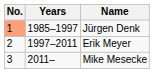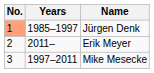(52, 44) 1997–2011 -> (41, 44) 2011–
(41, 60) 2011– -> (52, 60) 1997–2011
